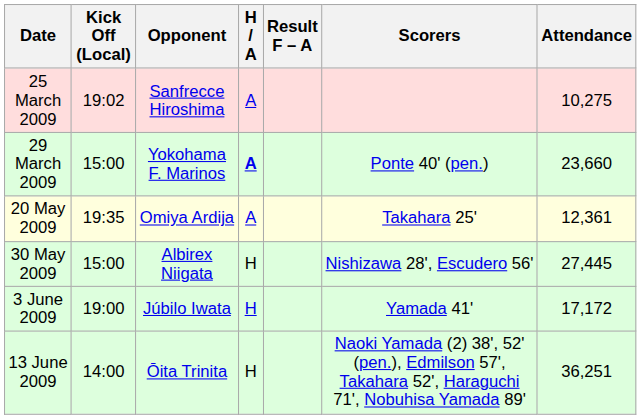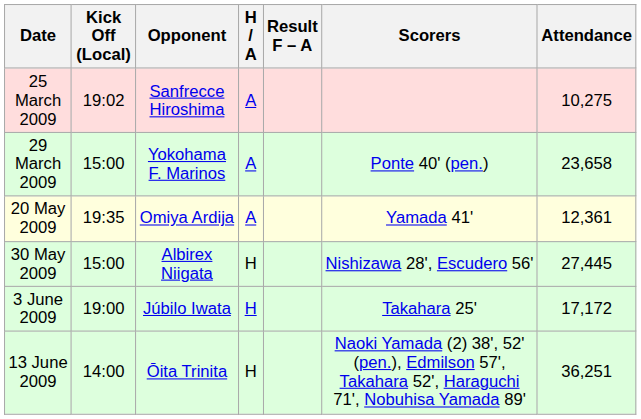(251, 164) bold -> (251, 164) normal
(587, 164) 23,660 -> (587, 164) 23,658
(430, 218) Takahara 25' -> (430, 218) Yamada 41'
(430, 308) Yamada 41' -> (430, 308) Takahara 25'
